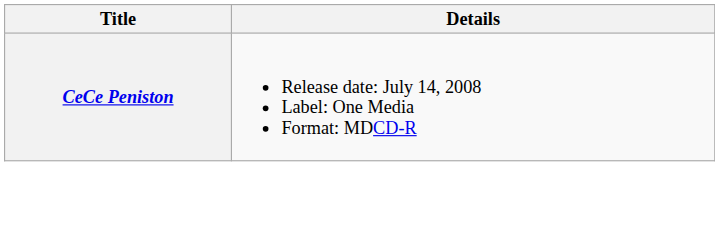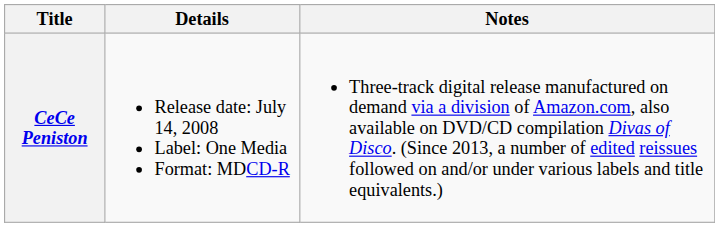+ column: (507, 18)
